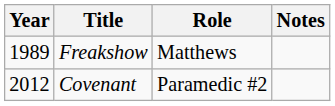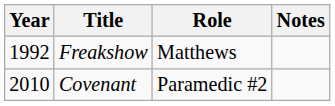(29, 52) 1989 -> (29, 52) 1992
(29, 84) 2012 -> (29, 84) 2010
